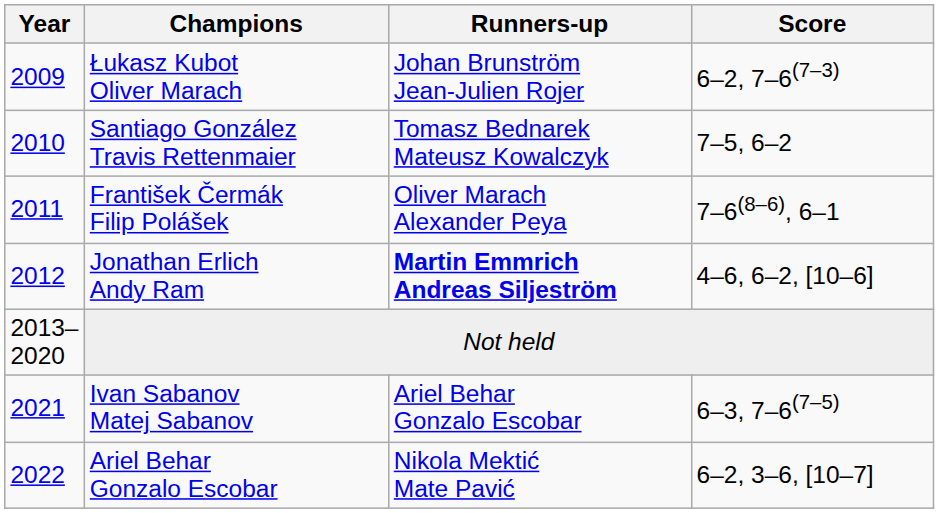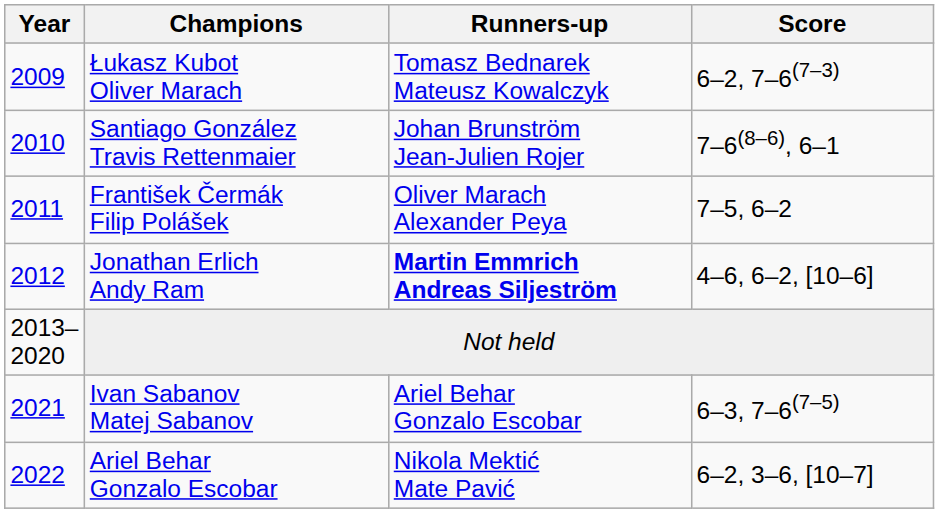(489, 76) Johan Brunström Jean-Julien Rojer -> (501, 76) Tomasz Bednarek Mateusz Kowalczyk
(501, 142) Tomasz Bednarek Mateusz Kowalczyk -> (489, 142) Johan Brunström Jean-Julien Rojer
(744, 142) 7–5, 6–2 -> (768, 142) 7–6(8–6), 6–1
(768, 209) 7–6(8–6), 6–1 -> (744, 209) 7–5, 6–2
